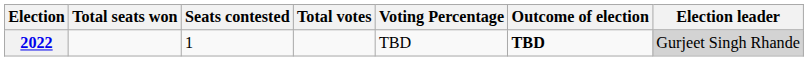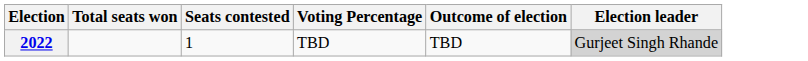- column: (334, 17)
(528, 42) bold -> (446, 42) normal
